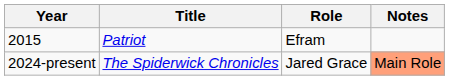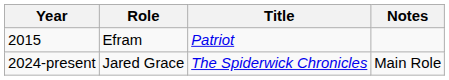columns swapped: (191, 16) <-> (326, 16)
(408, 63) lightsalmon background -> (408, 63) no background
